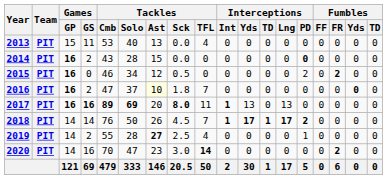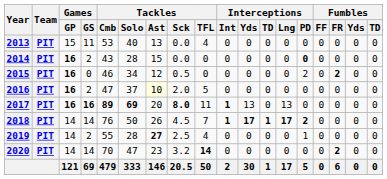(181, 89) 1.8 -> (181, 89) 2.0
(206, 89) 7 -> (206, 89) 5
(356, 89) bold -> (356, 89) normal
(89, 151) 16 -> (89, 151) 14
(181, 151) 3.0 -> (181, 151) 3.2
